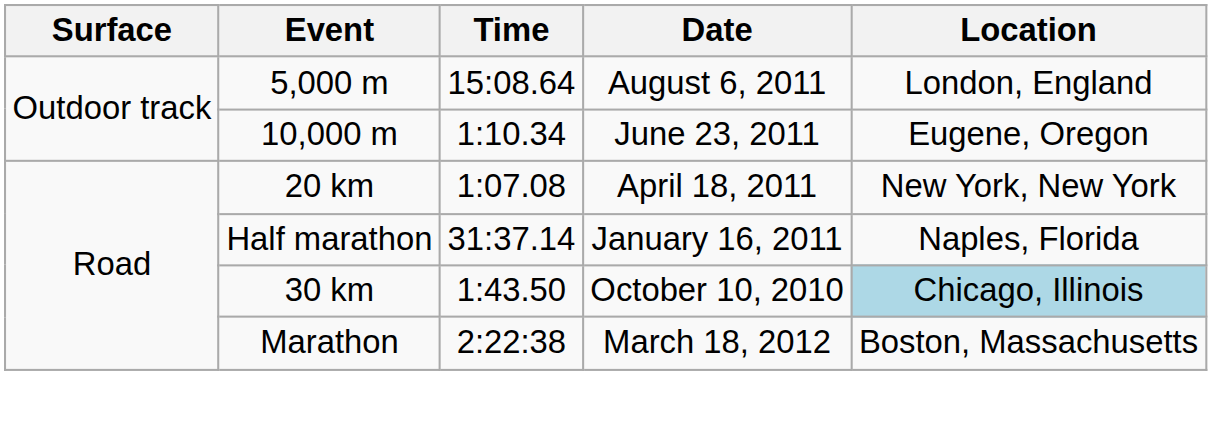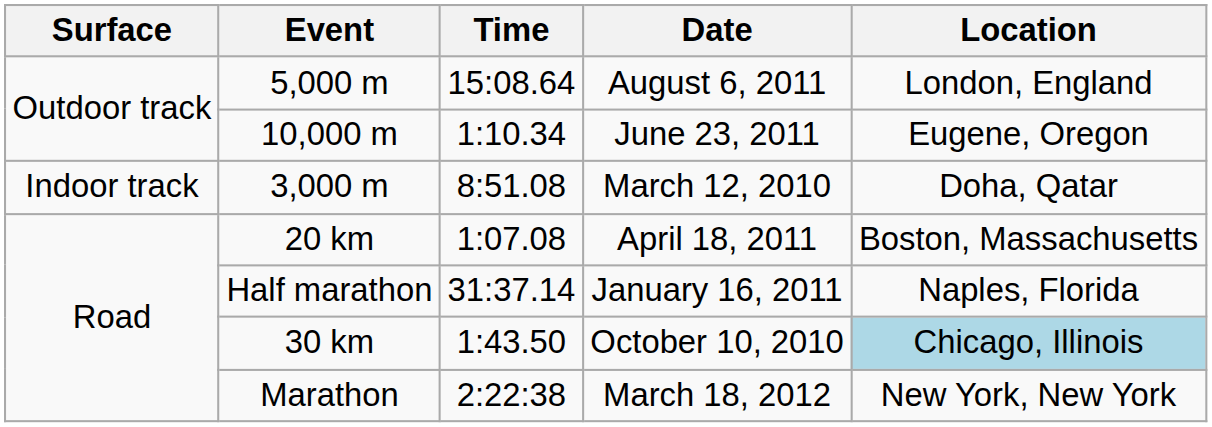+ row: (329, 186)
(1029, 186) New York, New York -> (1029, 238) Boston, Massachusetts
(1029, 342) Boston, Massachusetts -> (1029, 394) New York, New York
